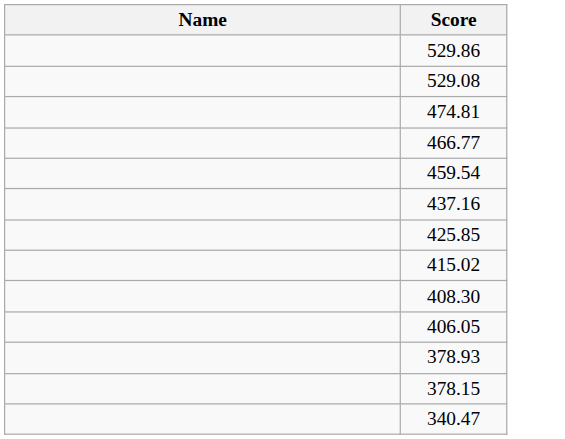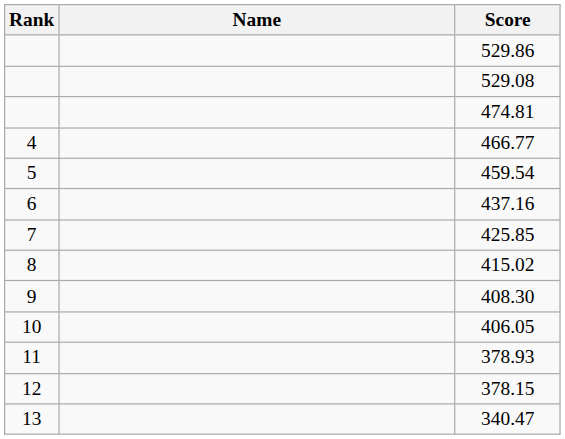+ column: (32, 19)
